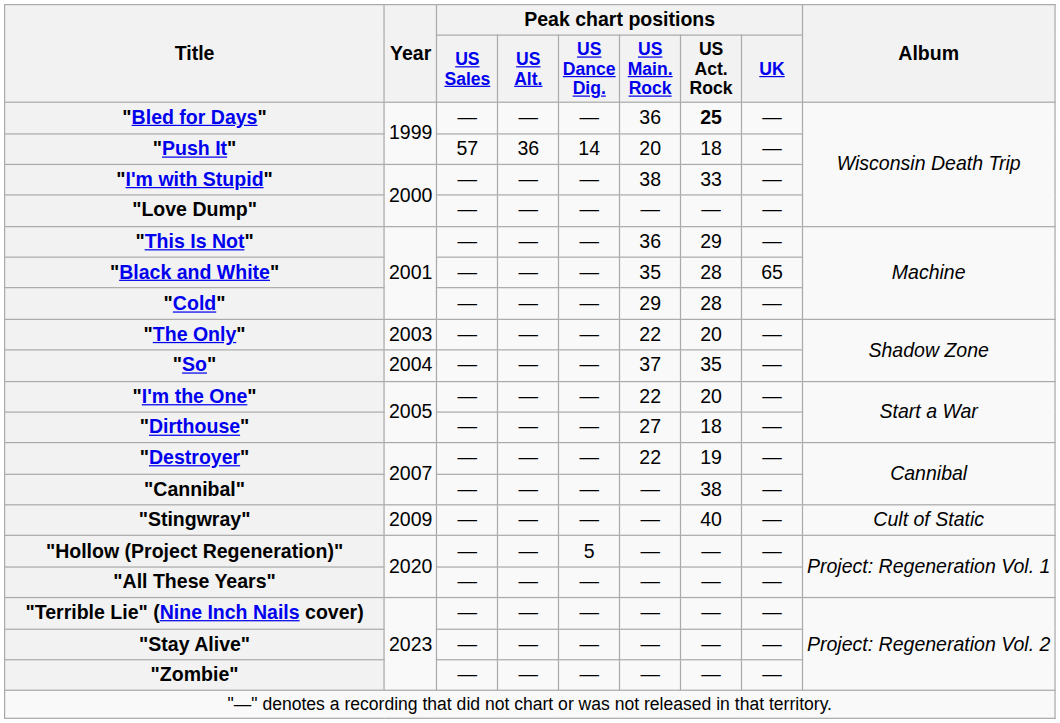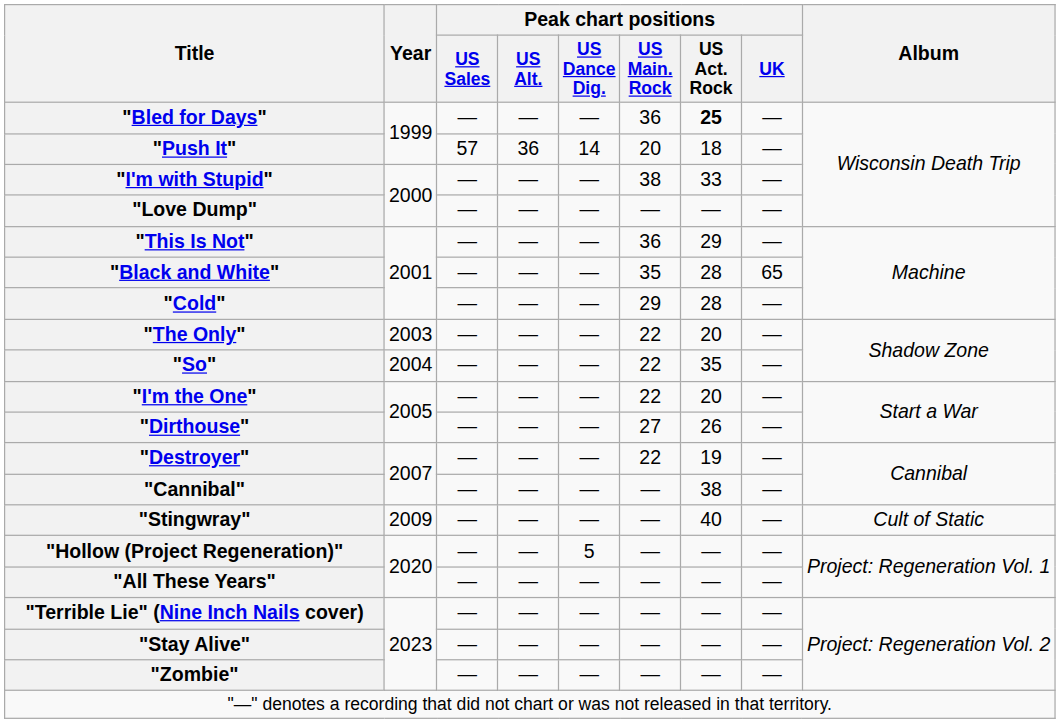(650, 365) 37 -> (650, 365) 22
(711, 427) 18 -> (711, 427) 26
